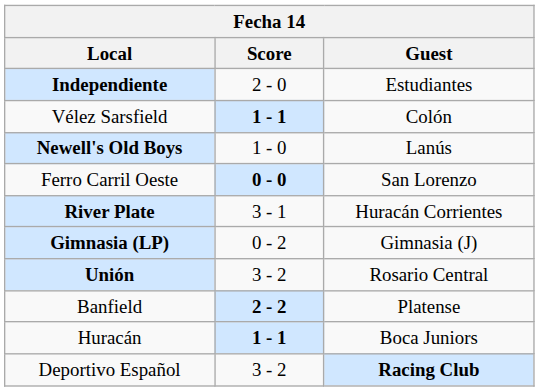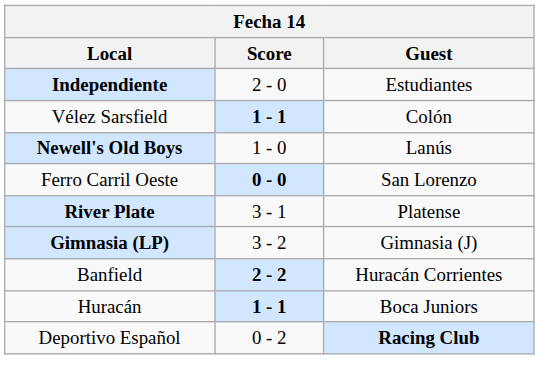(429, 211) Huracán Corrientes -> (429, 211) Platense
(269, 242) 0 - 2 -> (269, 242) 3 - 2
- row: (110, 274)
(429, 306) Platense -> (429, 274) Huracán Corrientes
(269, 369) 3 - 2 -> (269, 337) 0 - 2
